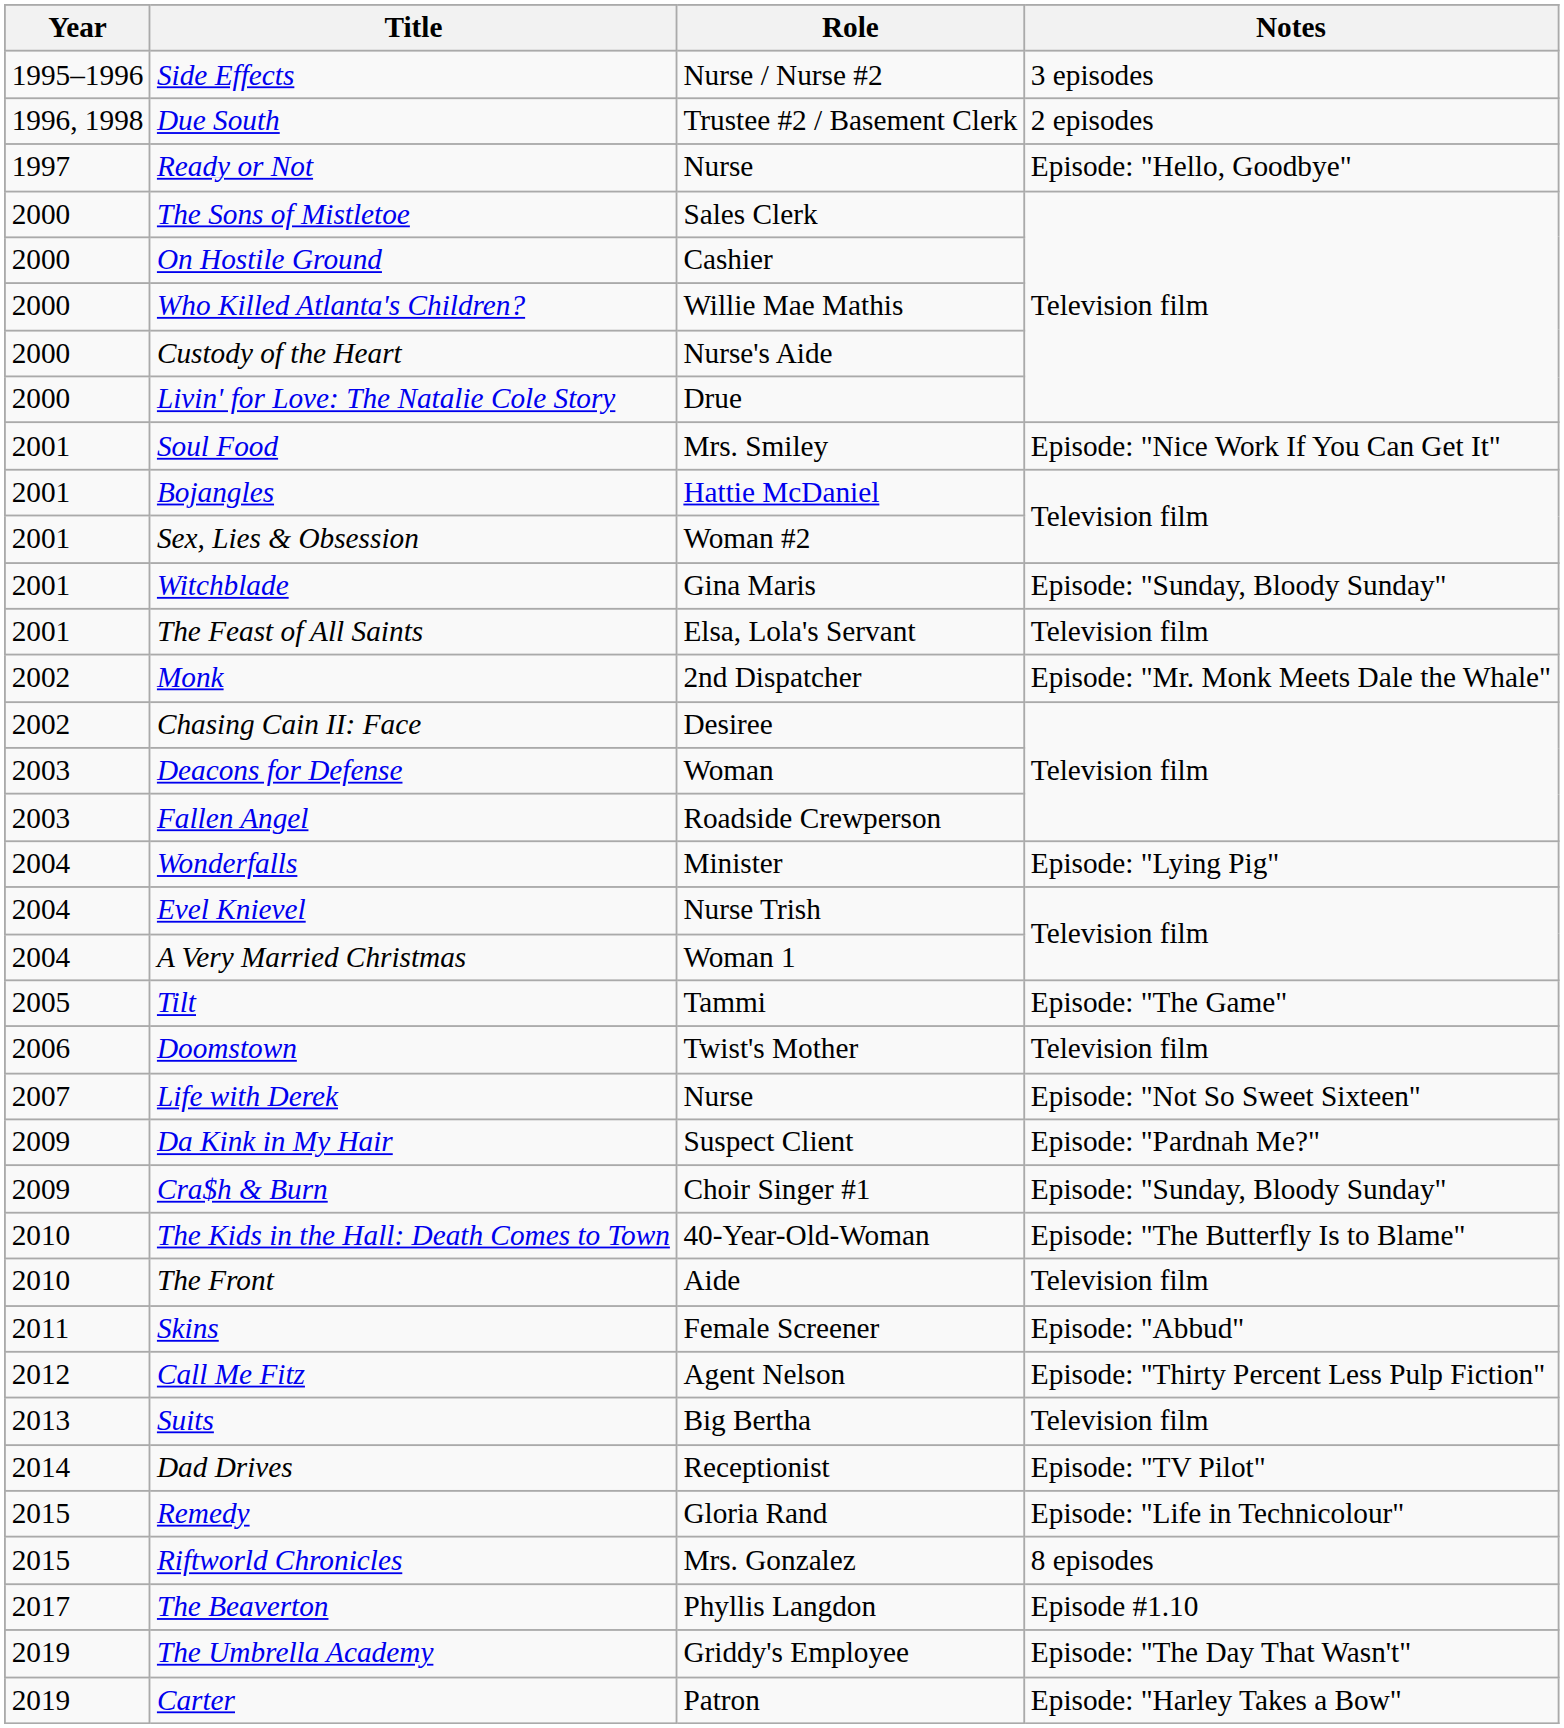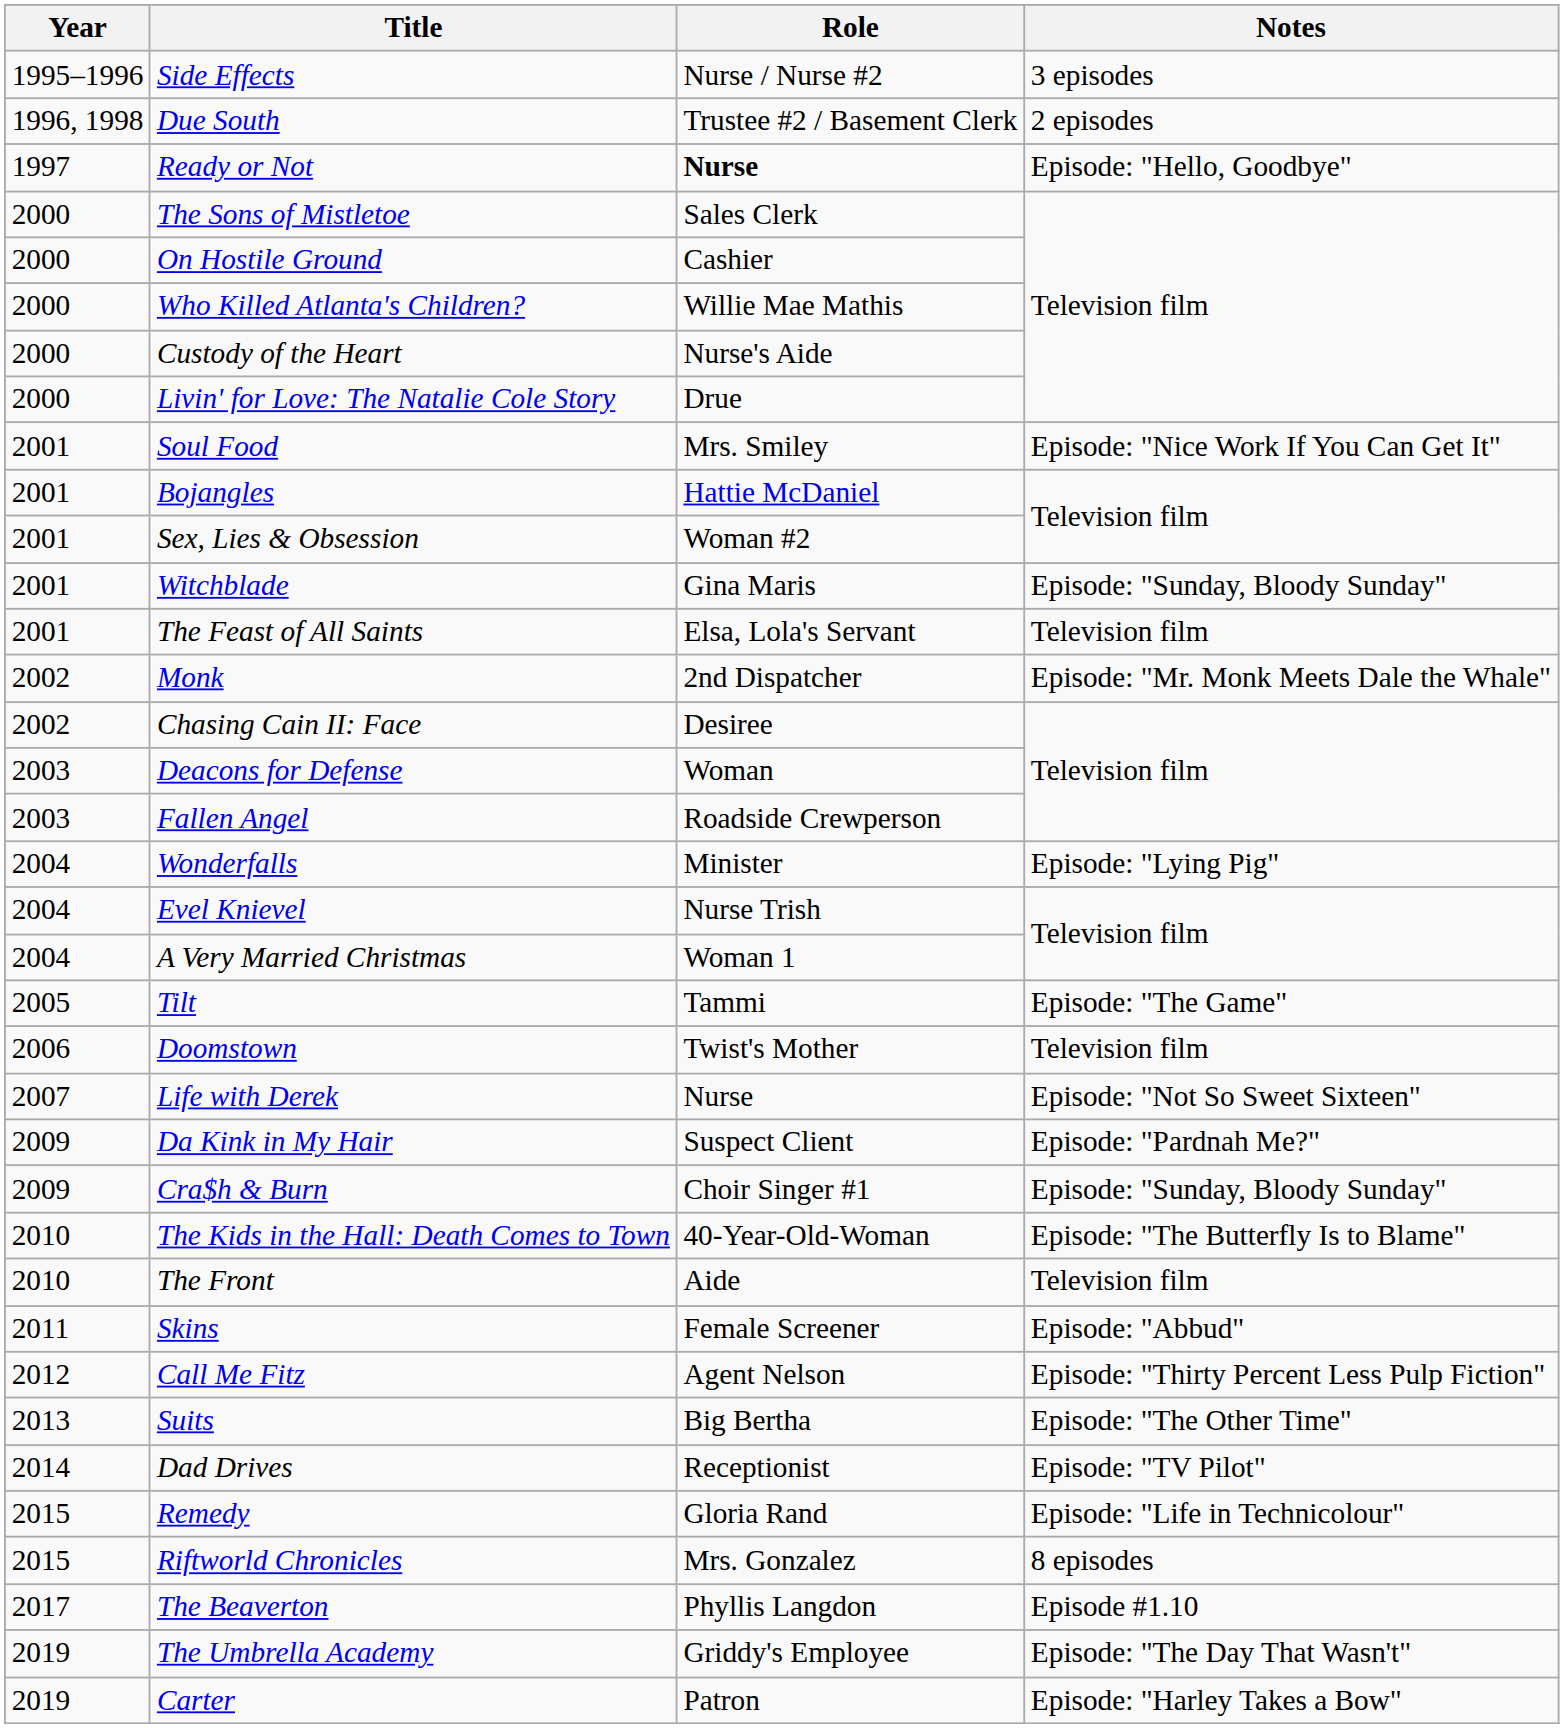(718, 167) normal -> (721, 167) bold
(1120, 1420) Television film -> (1191, 1420) Episode: "The Other Time"
